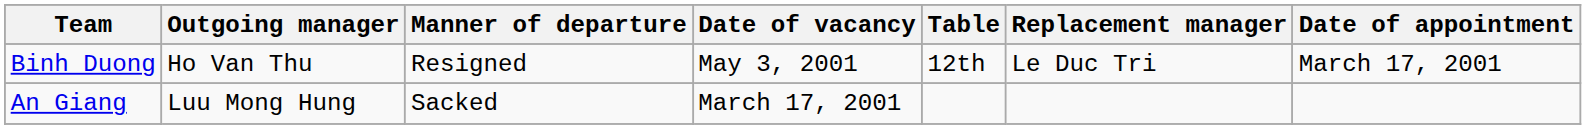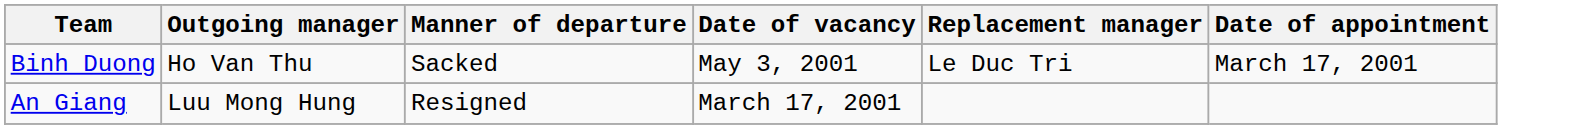- column: (964, 25)
(469, 64) Resigned -> (455, 64) Sacked
(455, 103) Sacked -> (469, 103) Resigned
